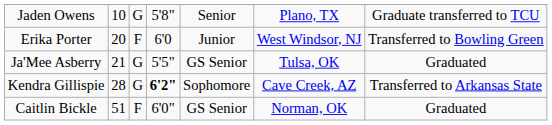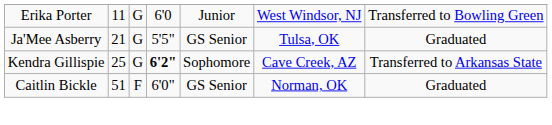- row: (56, 16)
(118, 39) 20 -> (118, 16) 11
(138, 39) F -> (138, 16) G
(118, 85) 28 -> (118, 62) 25
